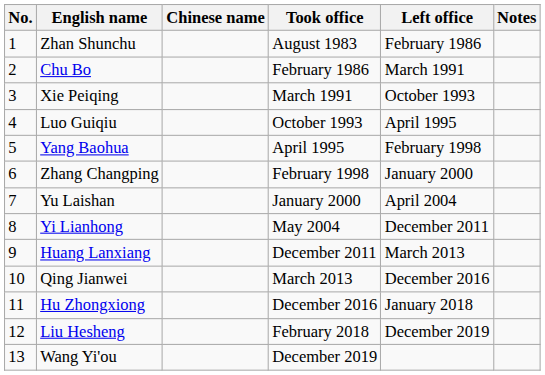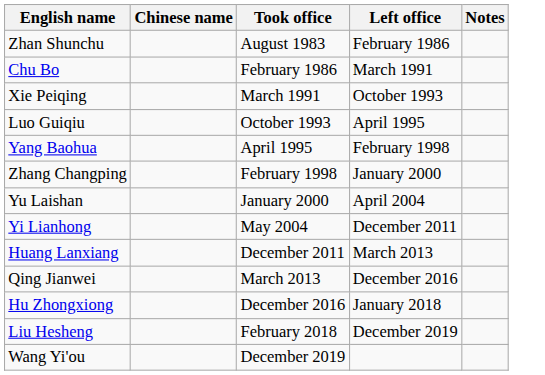- column: (20, 17)
